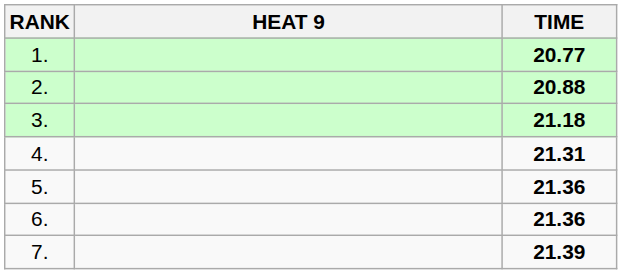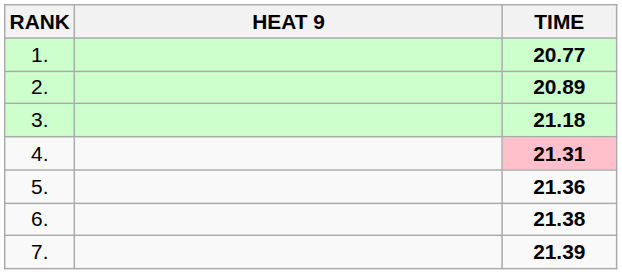(559, 88) 20.88 -> (559, 88) 20.89
(559, 154) no background -> (559, 154) pink background
(559, 220) 21.36 -> (559, 220) 21.38
